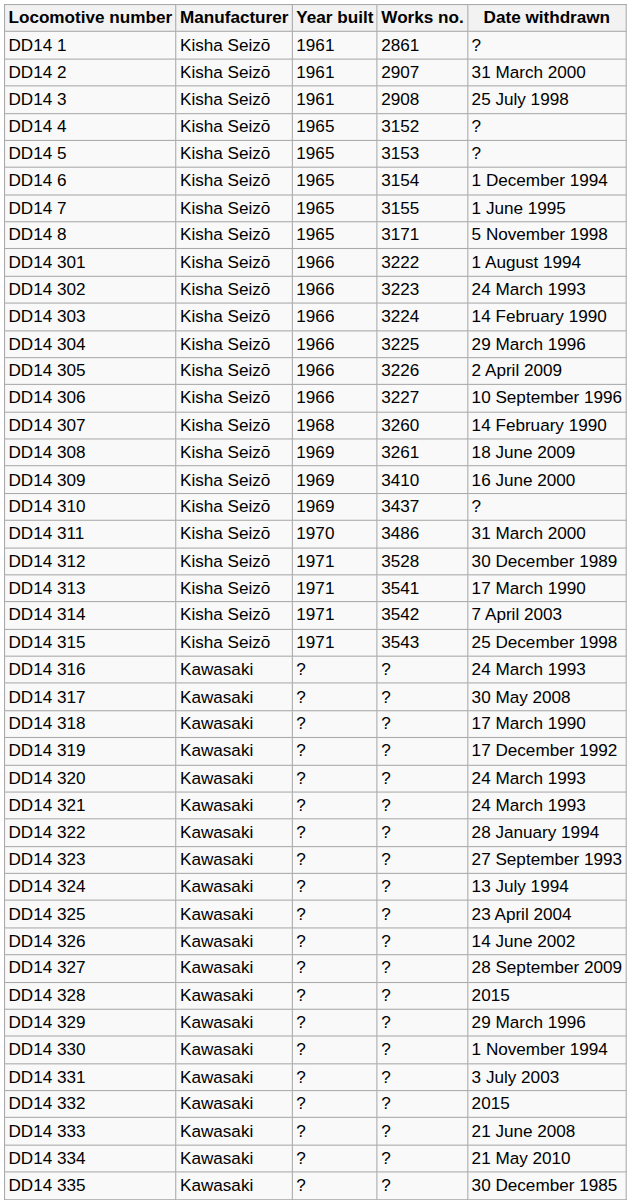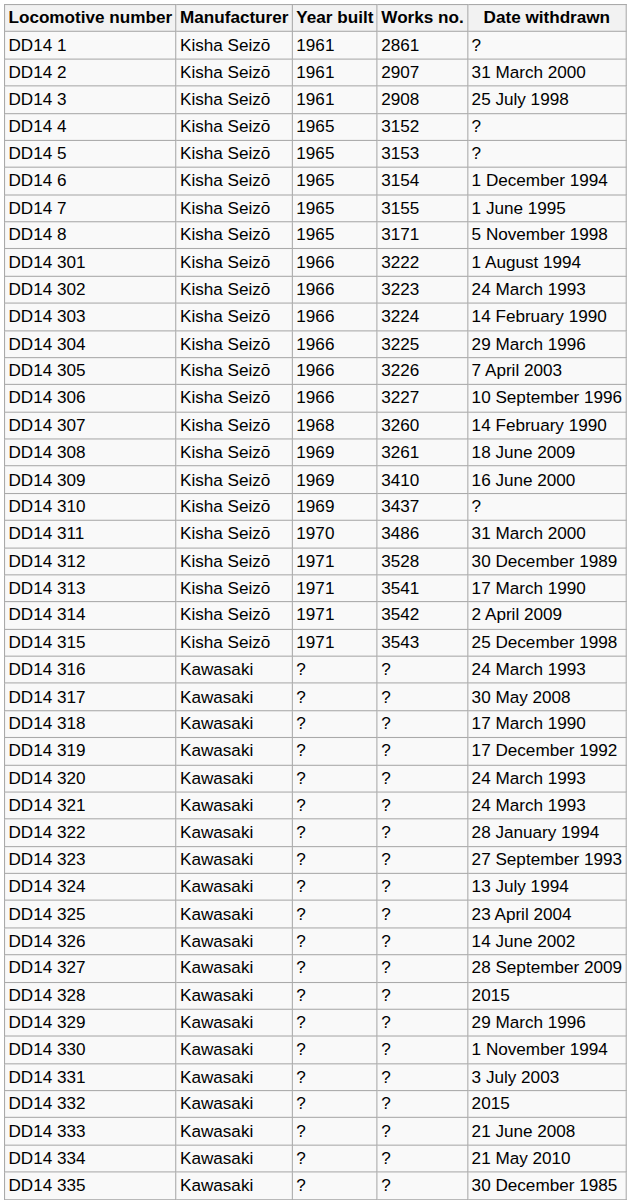(517, 371) 2 April 2009 -> (517, 371) 7 April 2003
(517, 615) 7 April 2003 -> (517, 615) 2 April 2009
